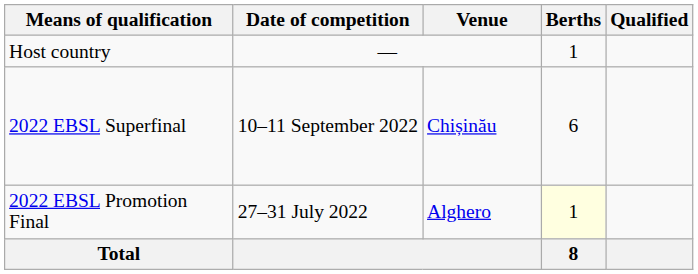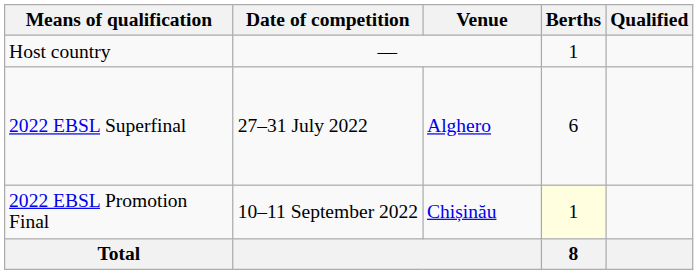(328, 125) 10–11 September 2022 -> (303, 125) 27–31 July 2022
(462, 125) Chișinău -> (459, 125) Alghero
(303, 211) 27–31 July 2022 -> (328, 211) 10–11 September 2022
(459, 211) Alghero -> (462, 211) Chișinău
